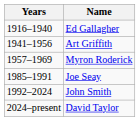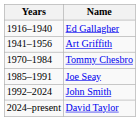- row: (99, 60)
+ row: (99, 60)
